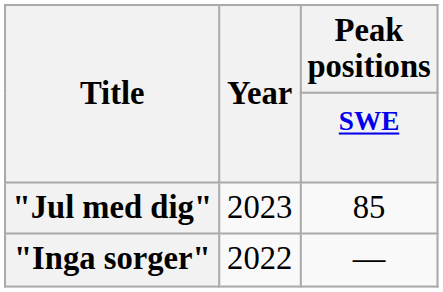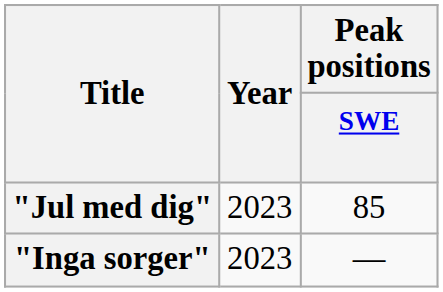(260, 259) 2022 -> (260, 259) 2023
